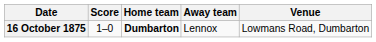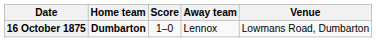columns swapped: (151, 12) <-> (105, 12)
